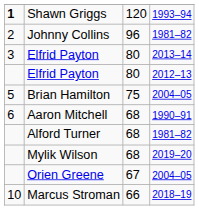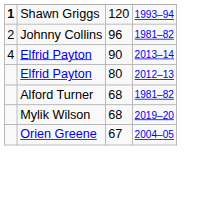(11, 54) 3 -> (11, 54) 4
(133, 54) 80 -> (115, 54) 90
- row: (69, 94)
- row: (67, 114)
- row: (74, 194)
